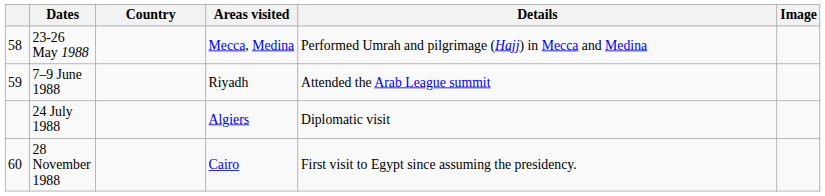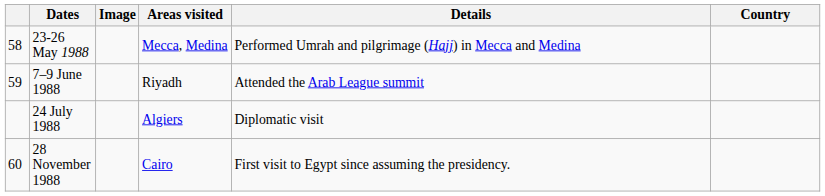columns swapped: (151, 15) <-> (799, 15)
